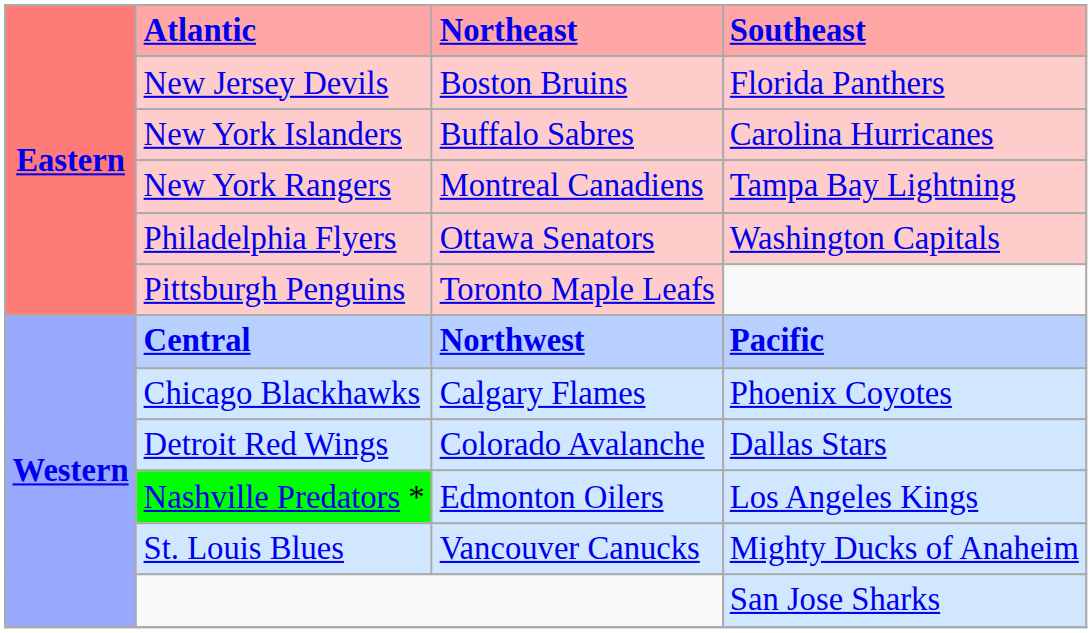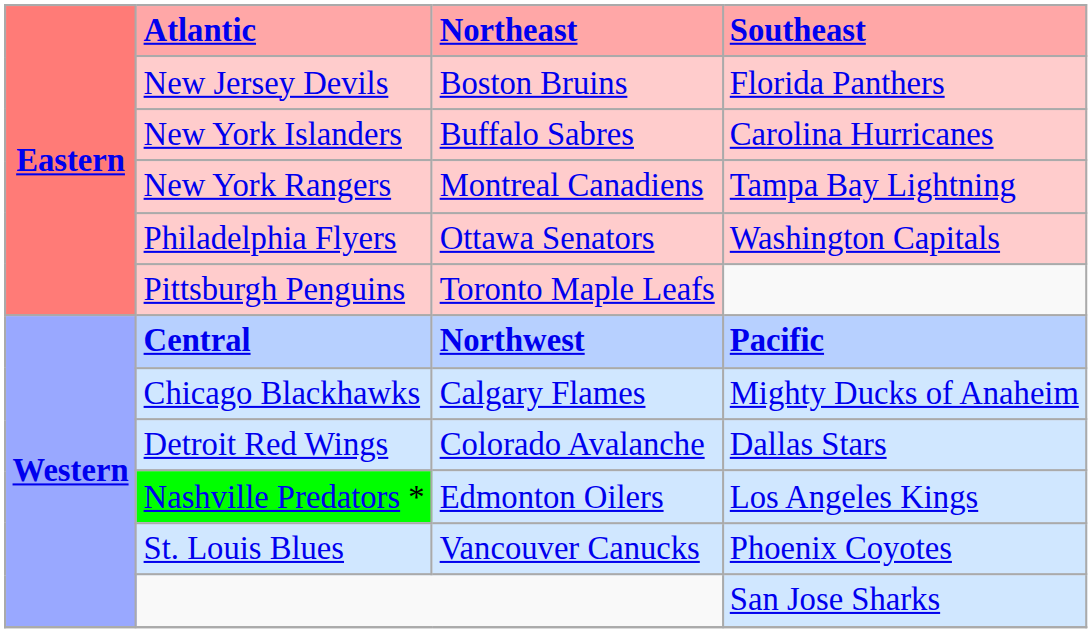(841, 392) Phoenix Coyotes -> (904, 392) Mighty Ducks of Anaheim
(904, 548) Mighty Ducks of Anaheim -> (841, 548) Phoenix Coyotes
